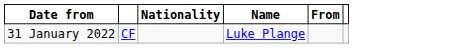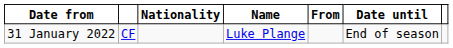+ column: (392, 14)
